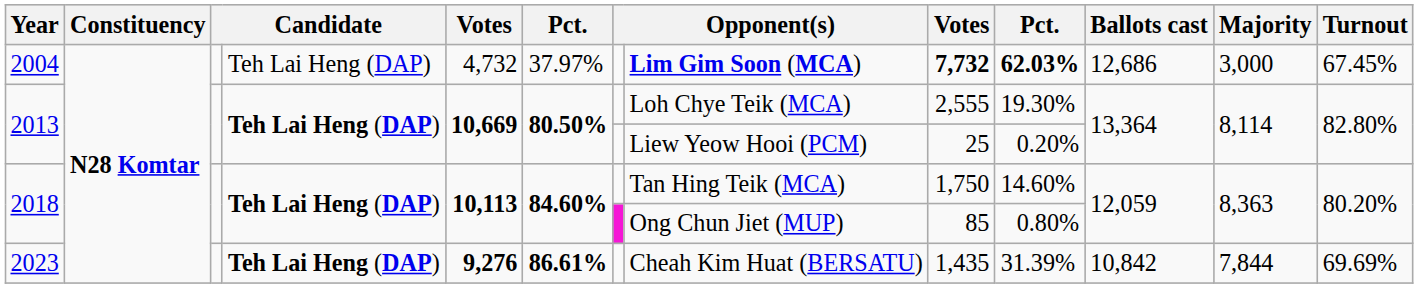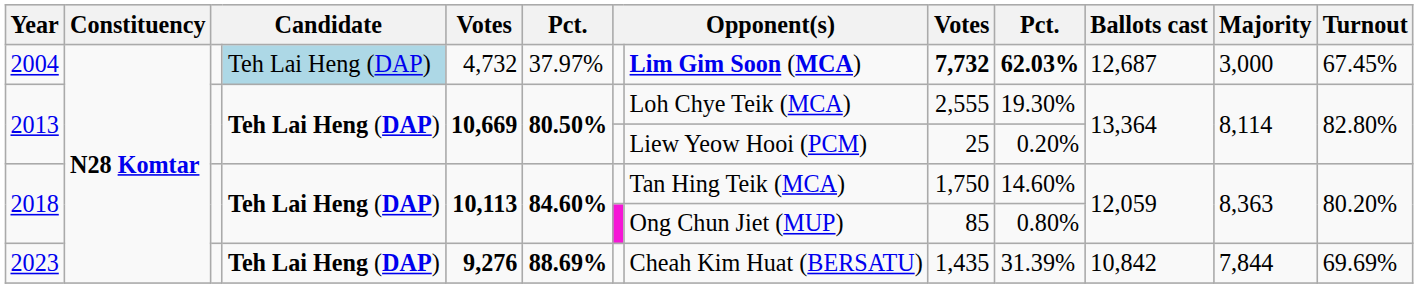(329, 64) no background -> (329, 64) lightblue background
(1124, 64) 12,686 -> (1124, 64) 12,687
(568, 263) 86.61% -> (568, 263) 88.69%
